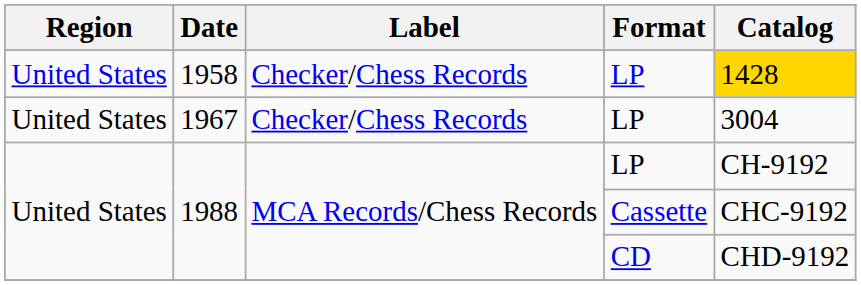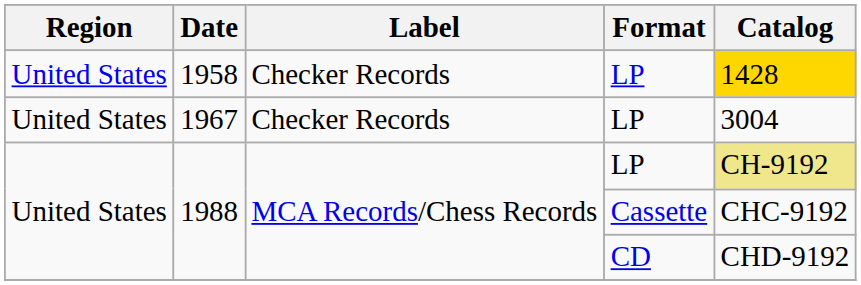(389, 73) Checker/Chess Records -> (351, 73) Checker Records
(389, 119) Checker/Chess Records -> (351, 119) Checker Records
(774, 165) no background -> (774, 165) khaki background
